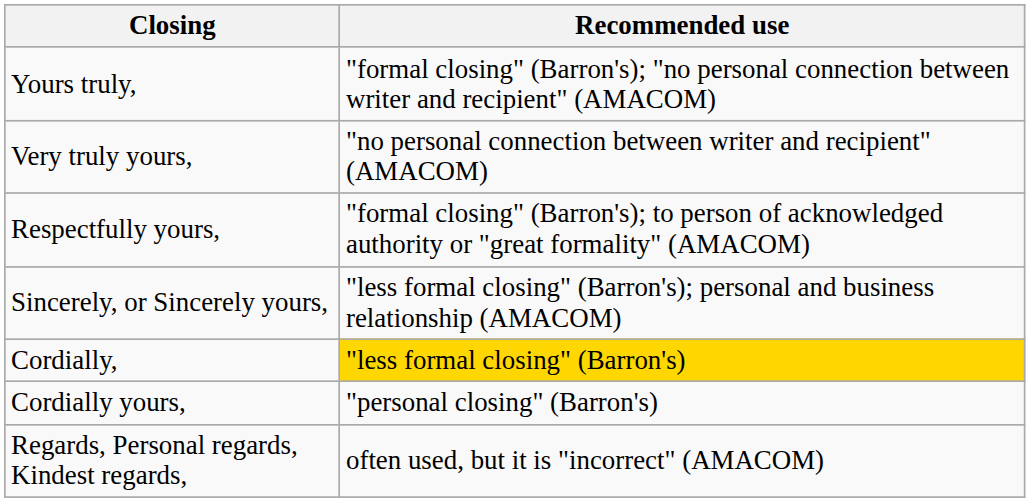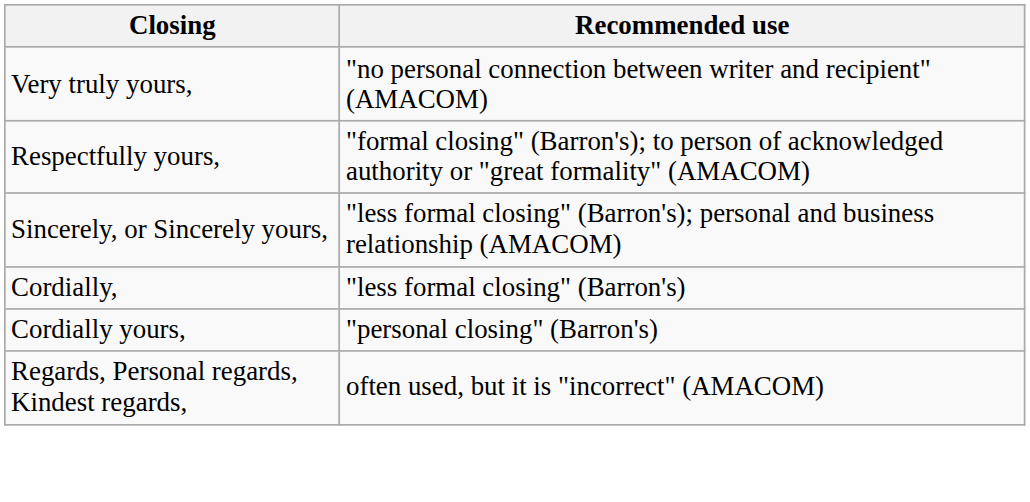- row: (74, 83)
(516, 359) gold background -> (516, 287) no background
